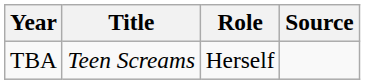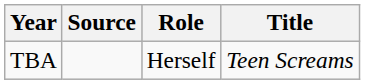columns swapped: (131, 23) <-> (319, 23)
